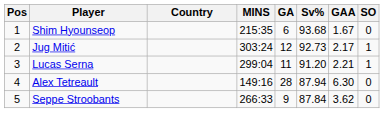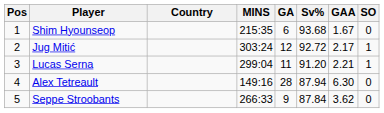(313, 47) 92.73 -> (313, 47) 92.72
